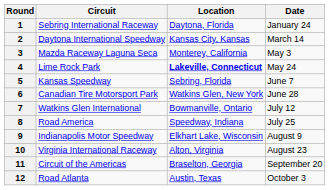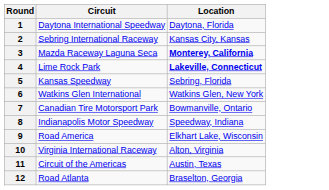- column: (295, 12)
(98, 26) Sebring International Raceway -> (102, 26) Daytona International Speedway
(102, 39) Daytona International Speedway -> (98, 39) Sebring International Raceway
(208, 53) normal -> (211, 53) bold
(98, 95) Canadian Tire Motorsport Park -> (90, 95) Watkins Glen International
(90, 109) Watkins Glen International -> (98, 109) Canadian Tire Motorsport Park
(66, 123) Road America -> (96, 123) Indianapolis Motor Speedway
(96, 137) Indianapolis Motor Speedway -> (66, 137) Road America
(206, 164) Braselton, Georgia -> (195, 164) Austin, Texas
(195, 178) Austin, Texas -> (206, 178) Braselton, Georgia
